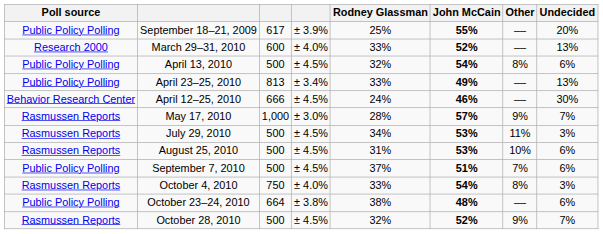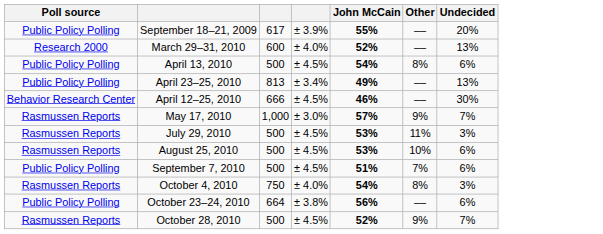- column: (380, 13)
(467, 202) 48% -> (367, 202) 56%
